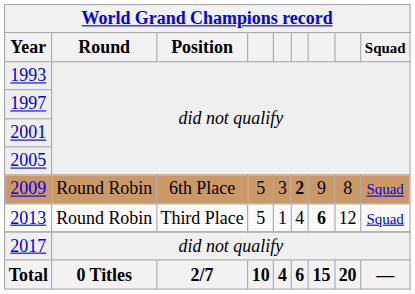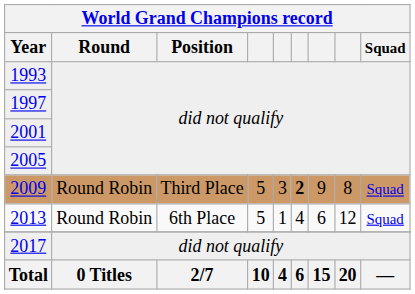(202, 189) 6th Place -> (202, 189) Third Place
(202, 217) Third Place -> (202, 217) 6th Place
(321, 217) bold -> (321, 217) normal
